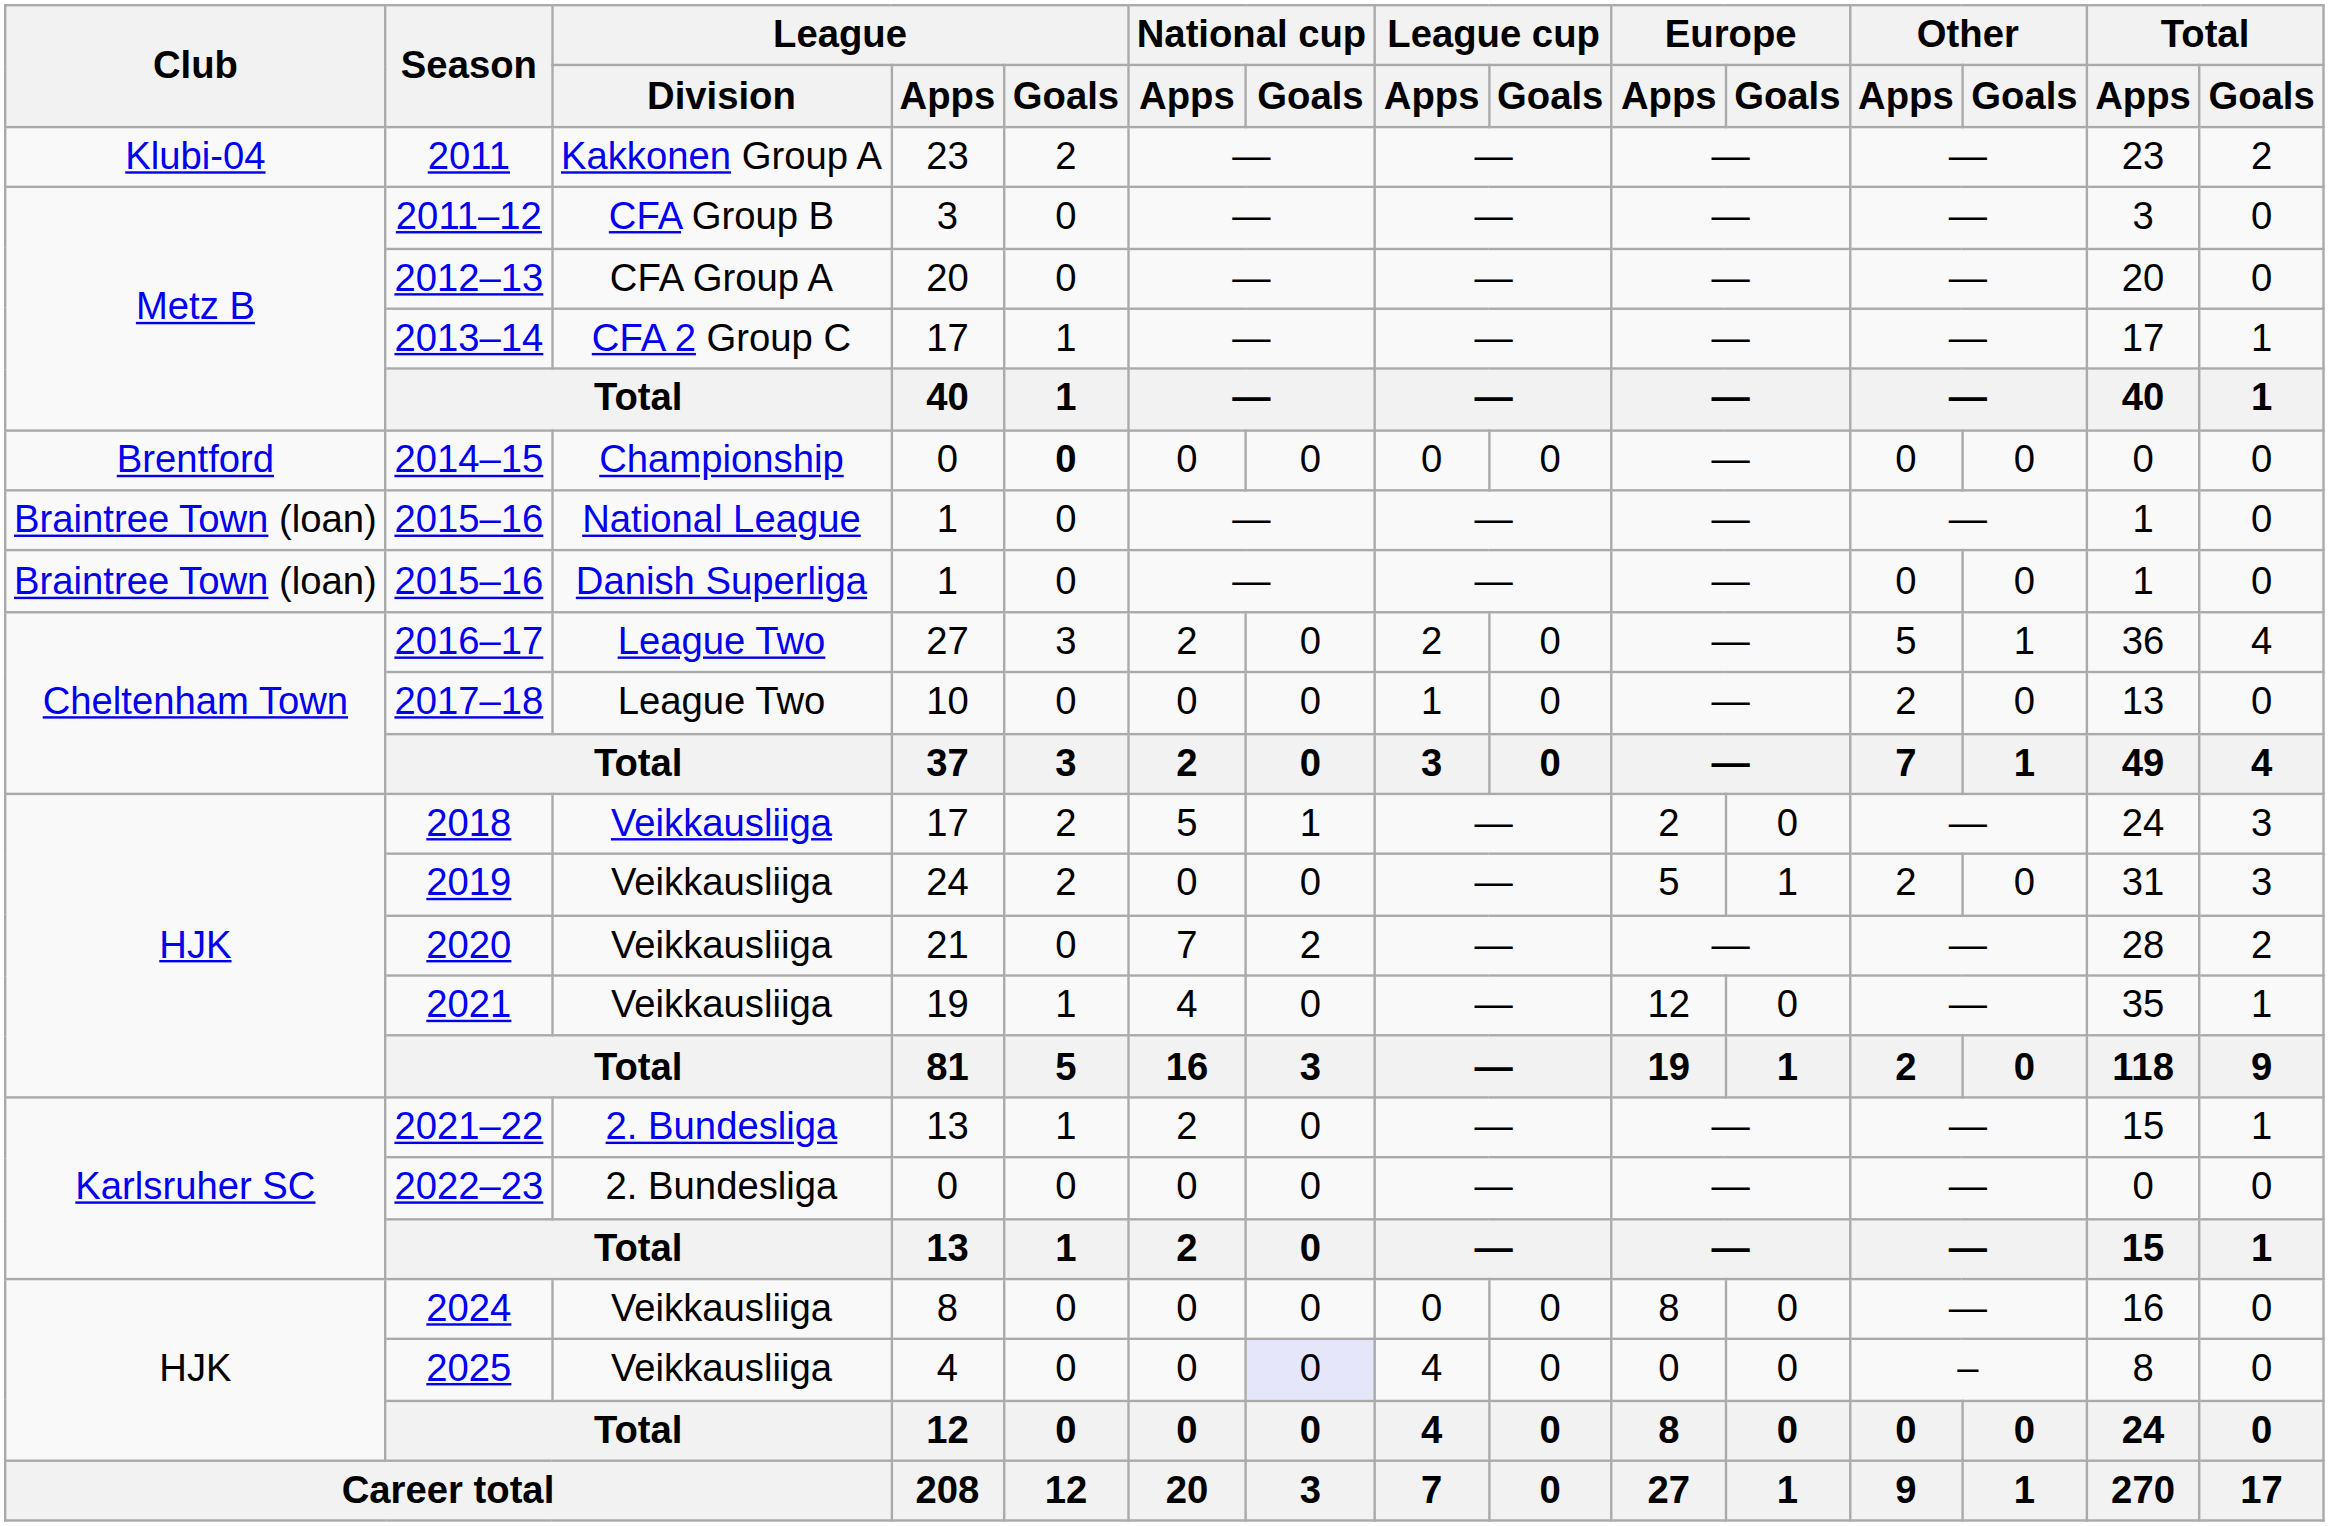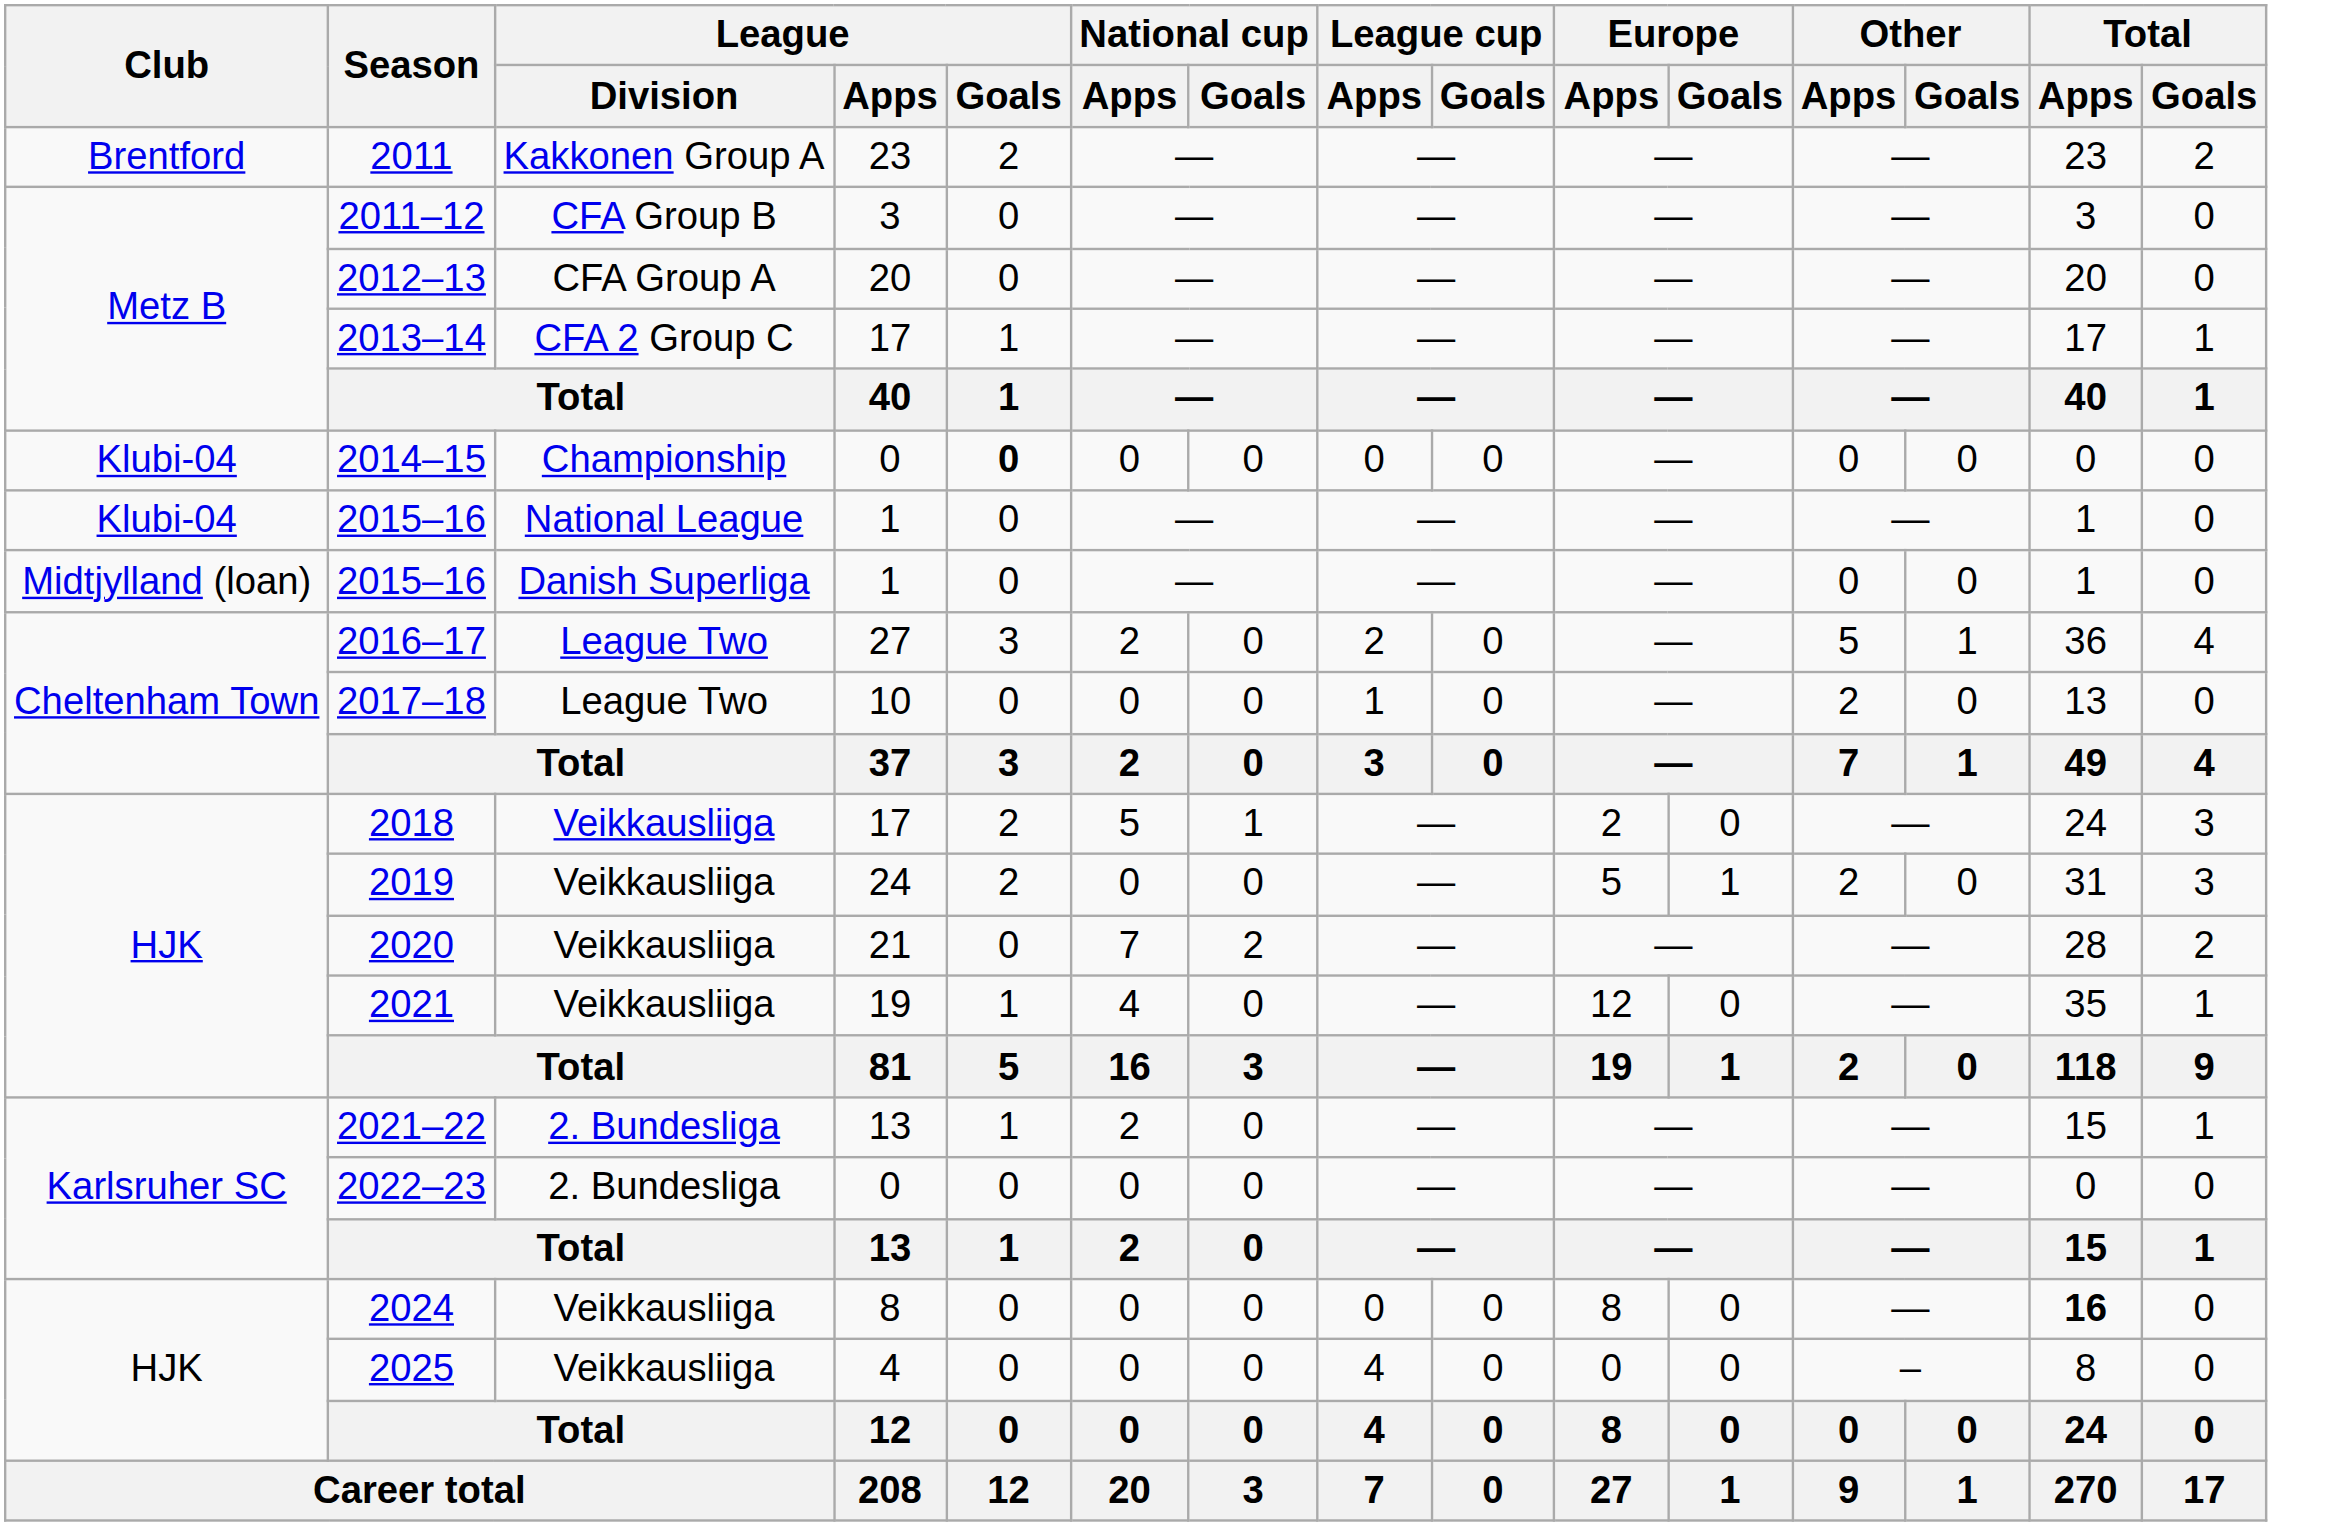(195, 156) Klubi-04 -> (167, 156) Brentford
(195, 459) Brentford -> (167, 459) Klubi-04
(195, 519) Braintree Town (loan) -> (167, 519) Klubi-04
(195, 580) Braintree Town (loan) -> (167, 580) Midtjylland (loan)
(2143, 1308) normal -> (2086, 1308) bold
(1310, 1369) lavender background -> (1253, 1369) no background
